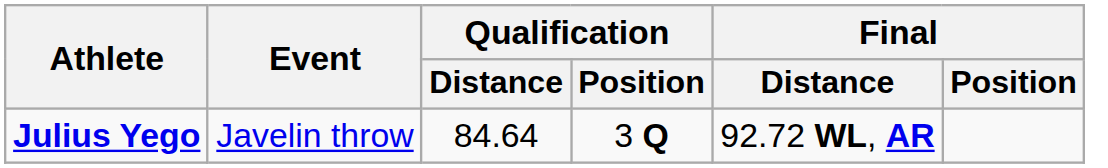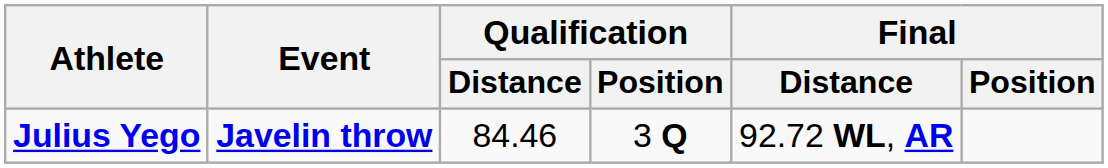(315, 136) normal -> (324, 136) bold
(496, 136) 84.64 -> (515, 136) 84.46
